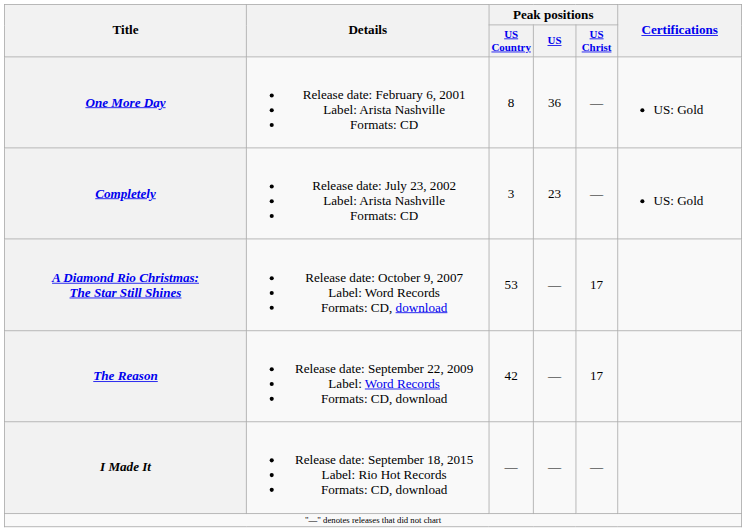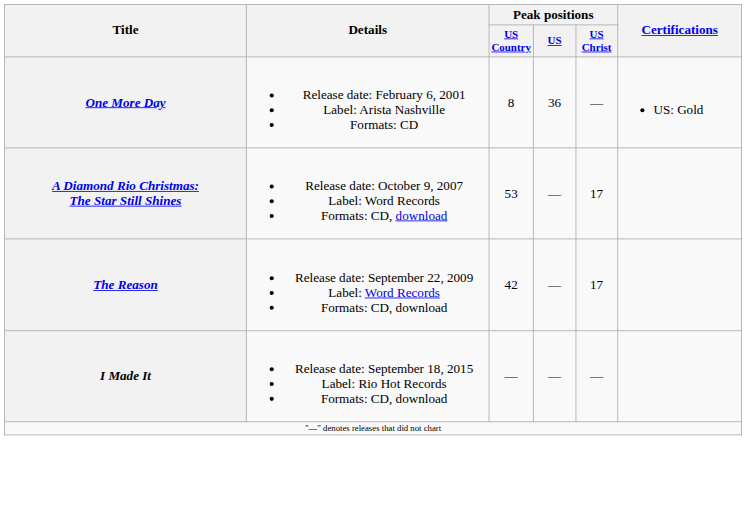- row: (126, 193)
